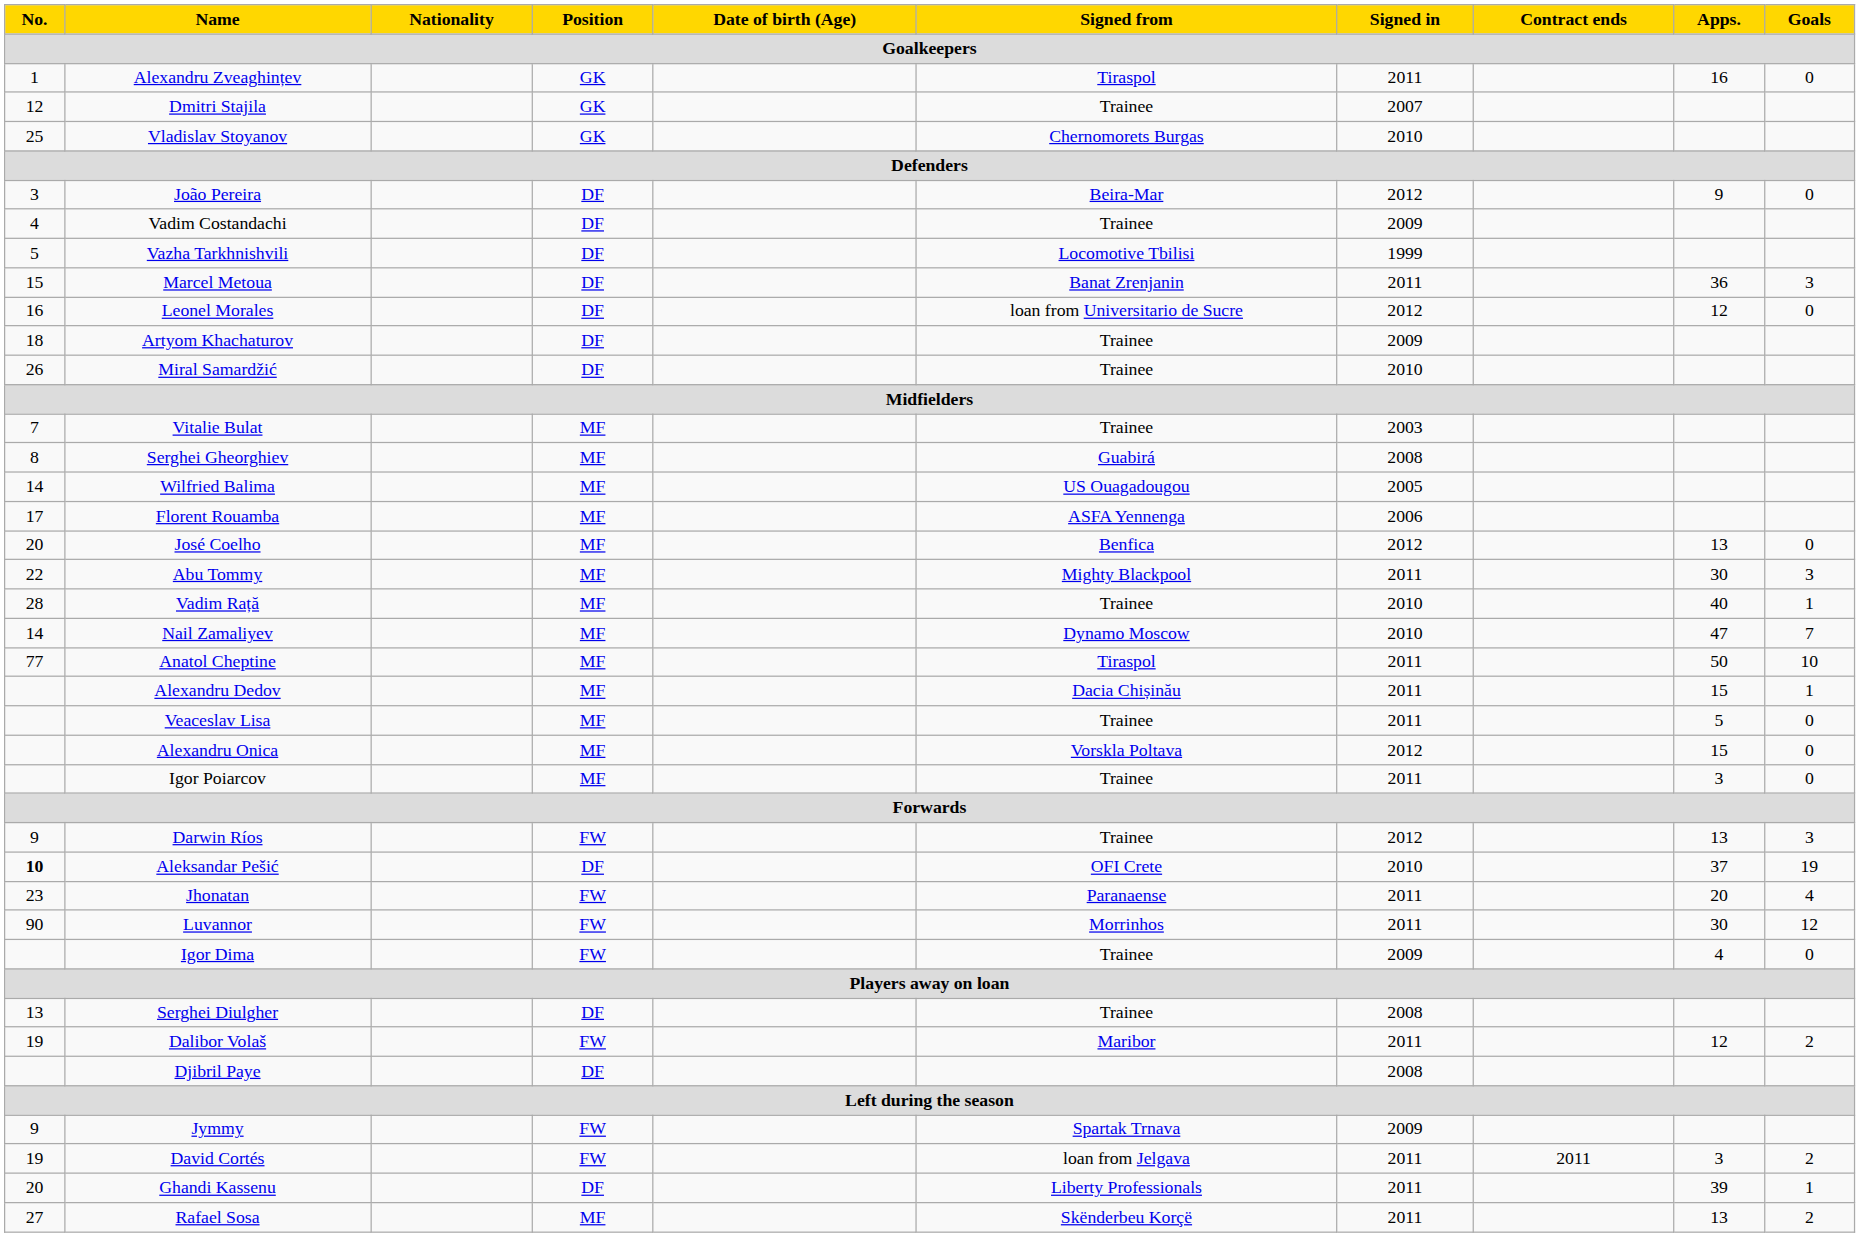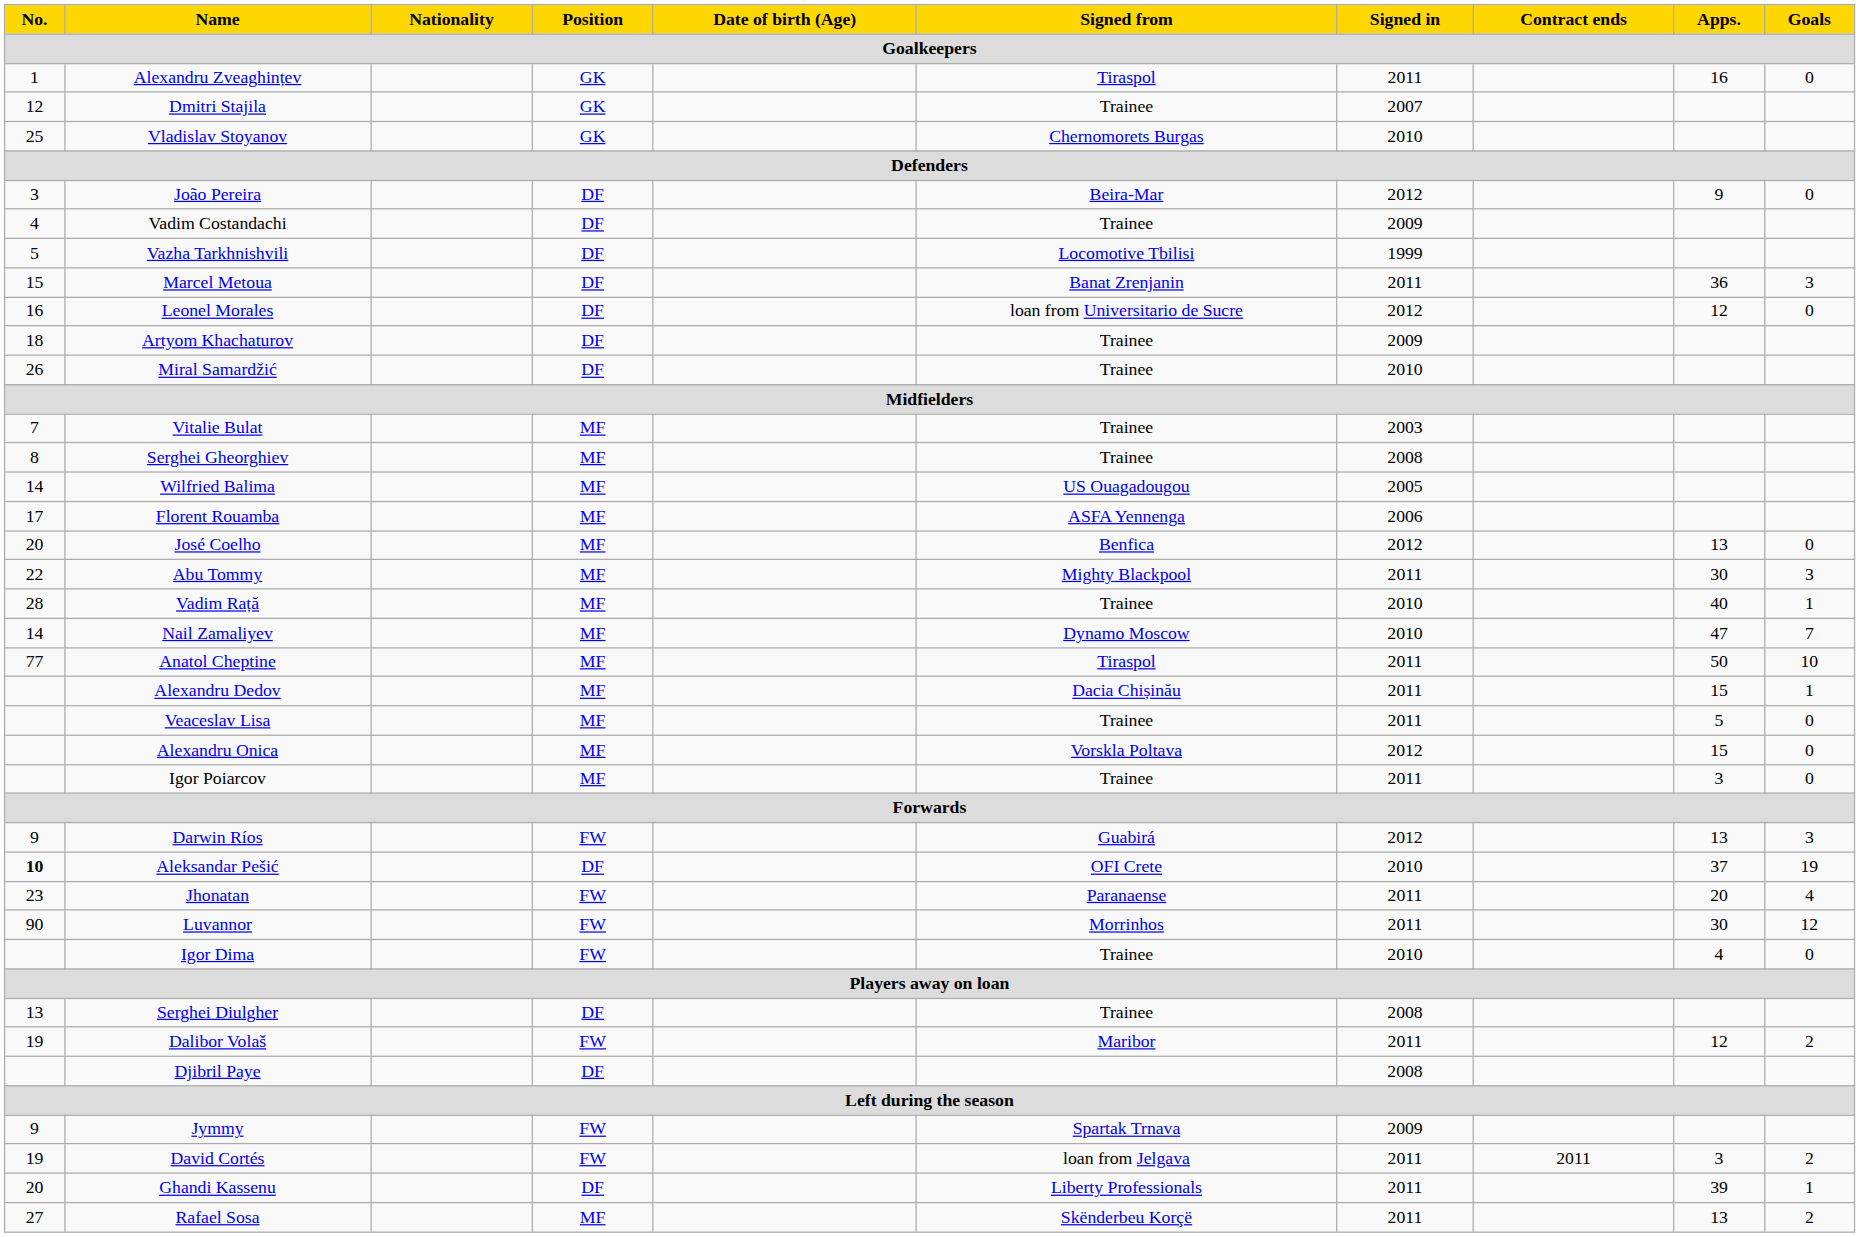(1126, 457) Guabirá -> (1126, 457) Trainee
(1126, 837) Trainee -> (1126, 837) Guabirá
(1405, 954) 2009 -> (1405, 954) 2010
